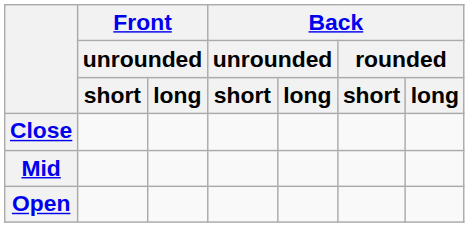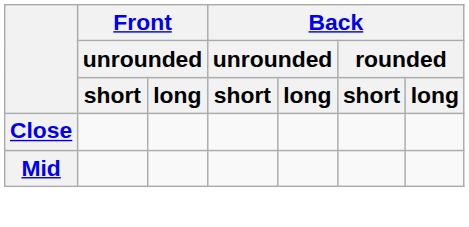- row: (41, 204)
